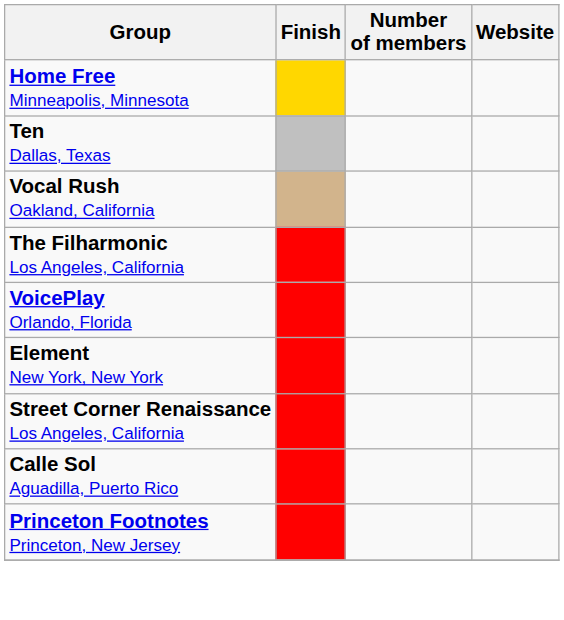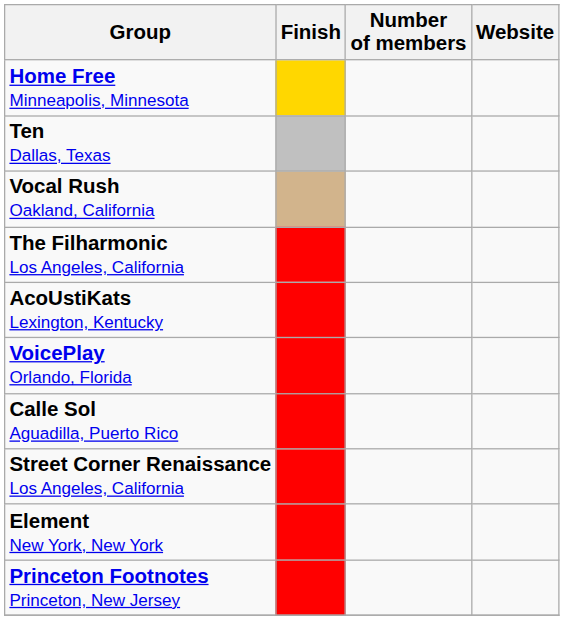+ row: (86, 309)
rows swapped: (86, 365) <-> (94, 476)
